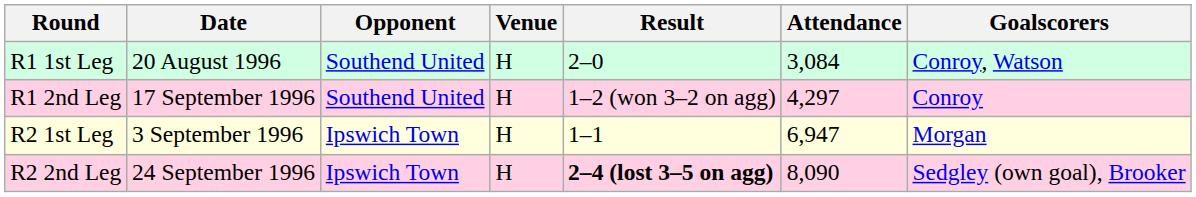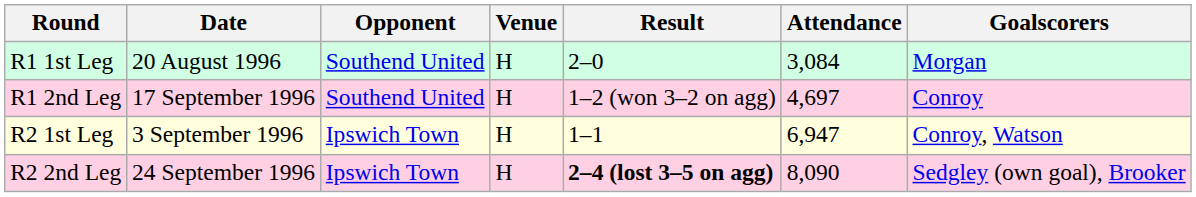(988, 60) Conroy, Watson -> (950, 60) Morgan
(813, 97) 4,297 -> (813, 97) 4,697
(950, 135) Morgan -> (988, 135) Conroy, Watson
